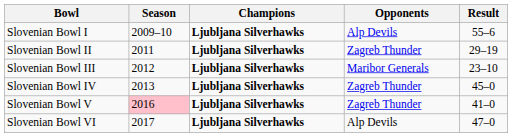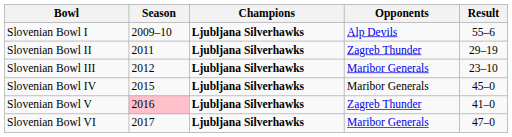(143, 86) 2013 -> (143, 86) 2015
(384, 86) Zagreb Thunder -> (388, 86) Maribor Generals
(372, 123) Alp Devils -> (388, 123) Maribor Generals
